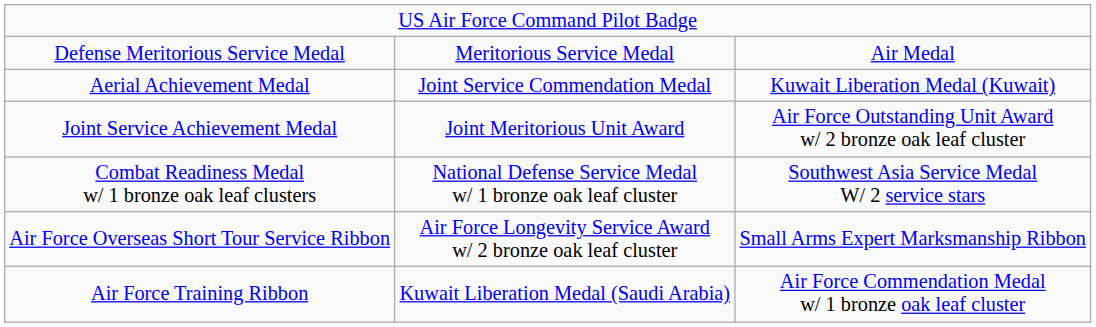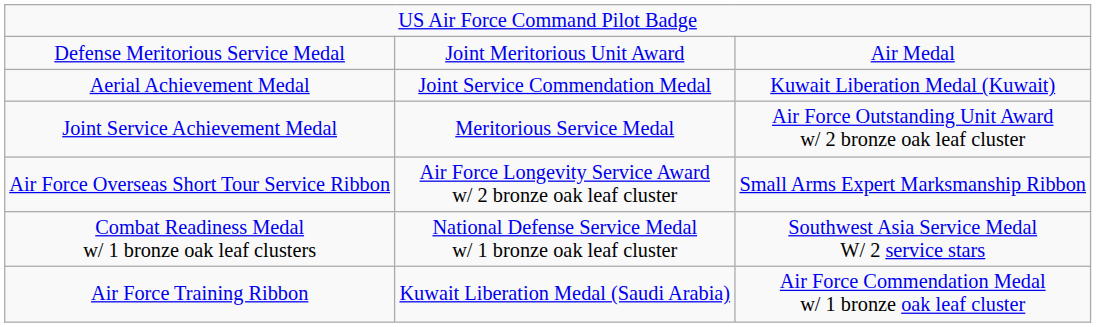(565, 52) Meritorious Service Medal -> (565, 52) Joint Meritorious Unit Award
(565, 128) Joint Meritorious Unit Award -> (565, 128) Meritorious Service Medal
rows swapped: (200, 183) <-> (200, 238)
